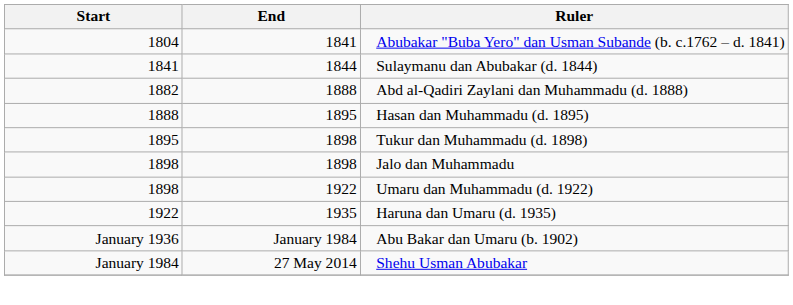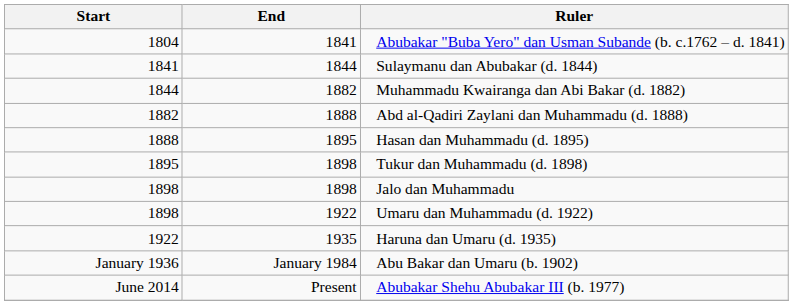+ row: (531, 90)
- row: (452, 262)
+ row: (500, 287)
